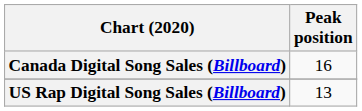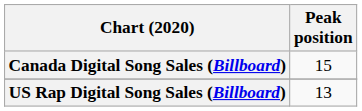(323, 65) 16 -> (323, 65) 15
